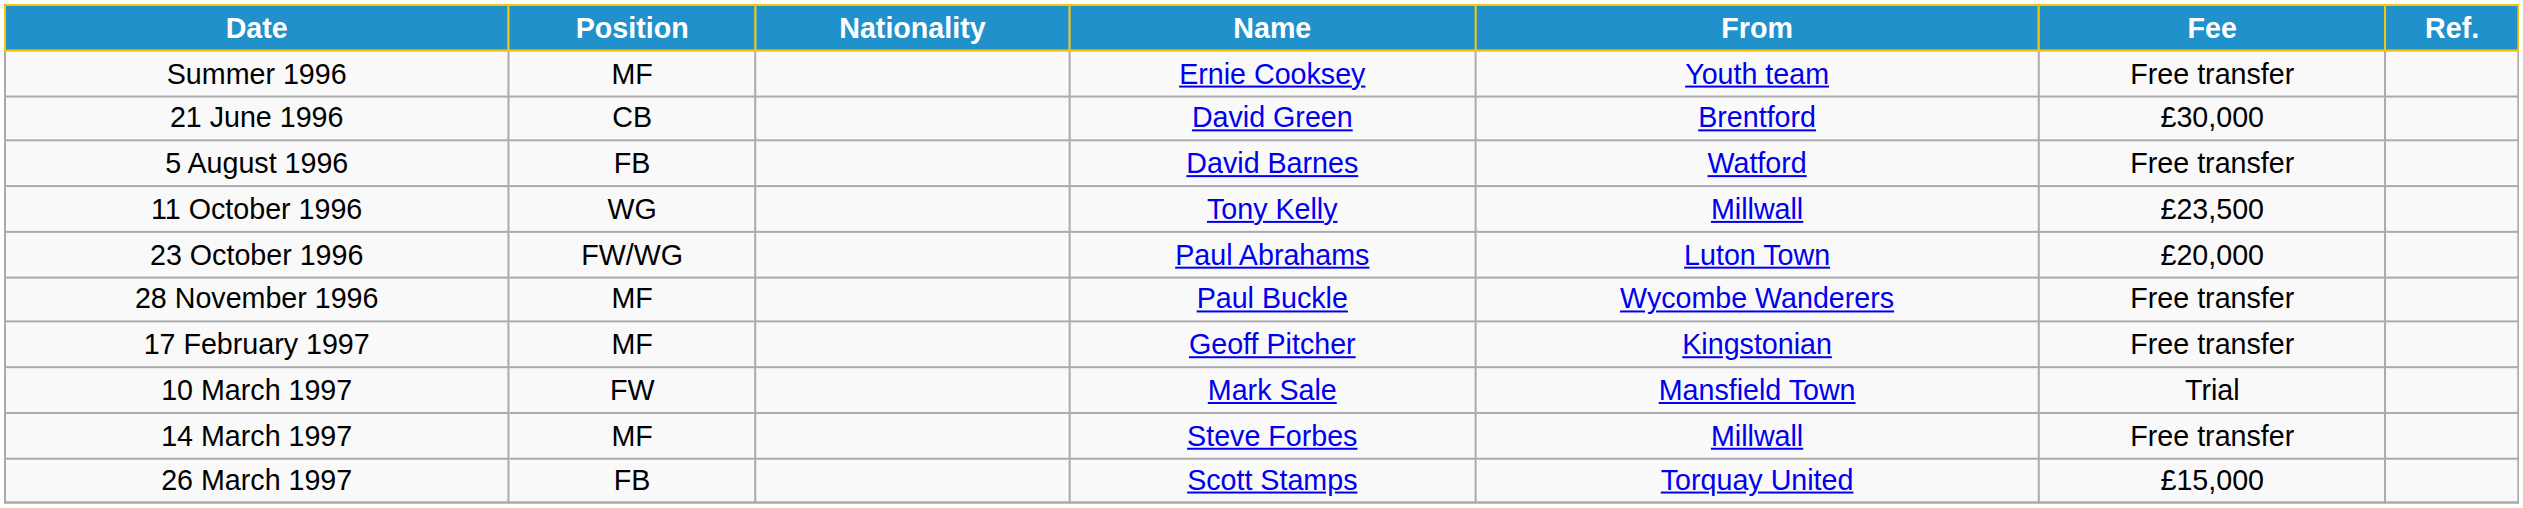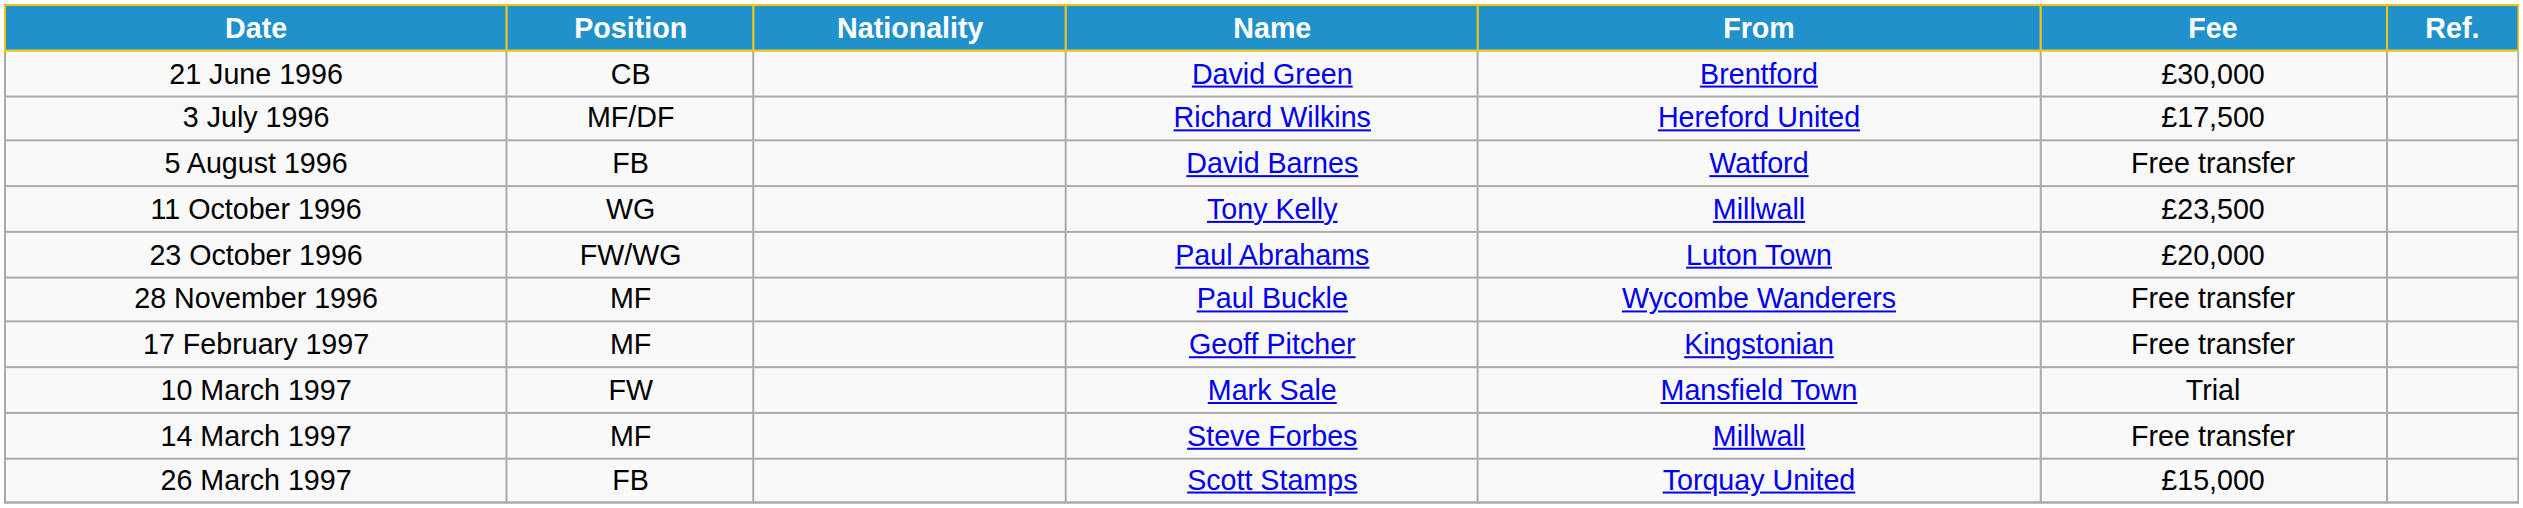- row: (257, 73)
+ row: (256, 119)
